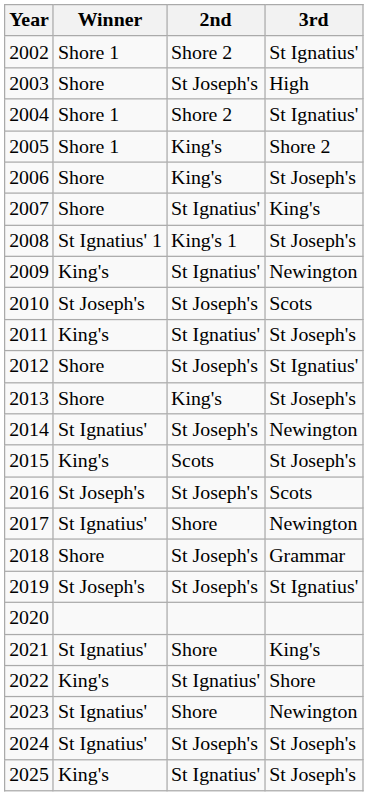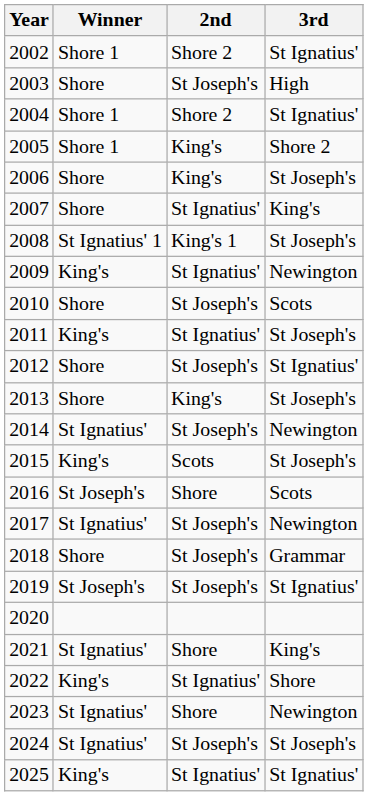(101, 303) St Joseph's -> (81, 303) Shore
(214, 492) St Joseph's -> (194, 492) Shore
(194, 523) Shore -> (214, 523) St Joseph's
(313, 775) St Joseph's -> (314, 775) St Ignatius'
